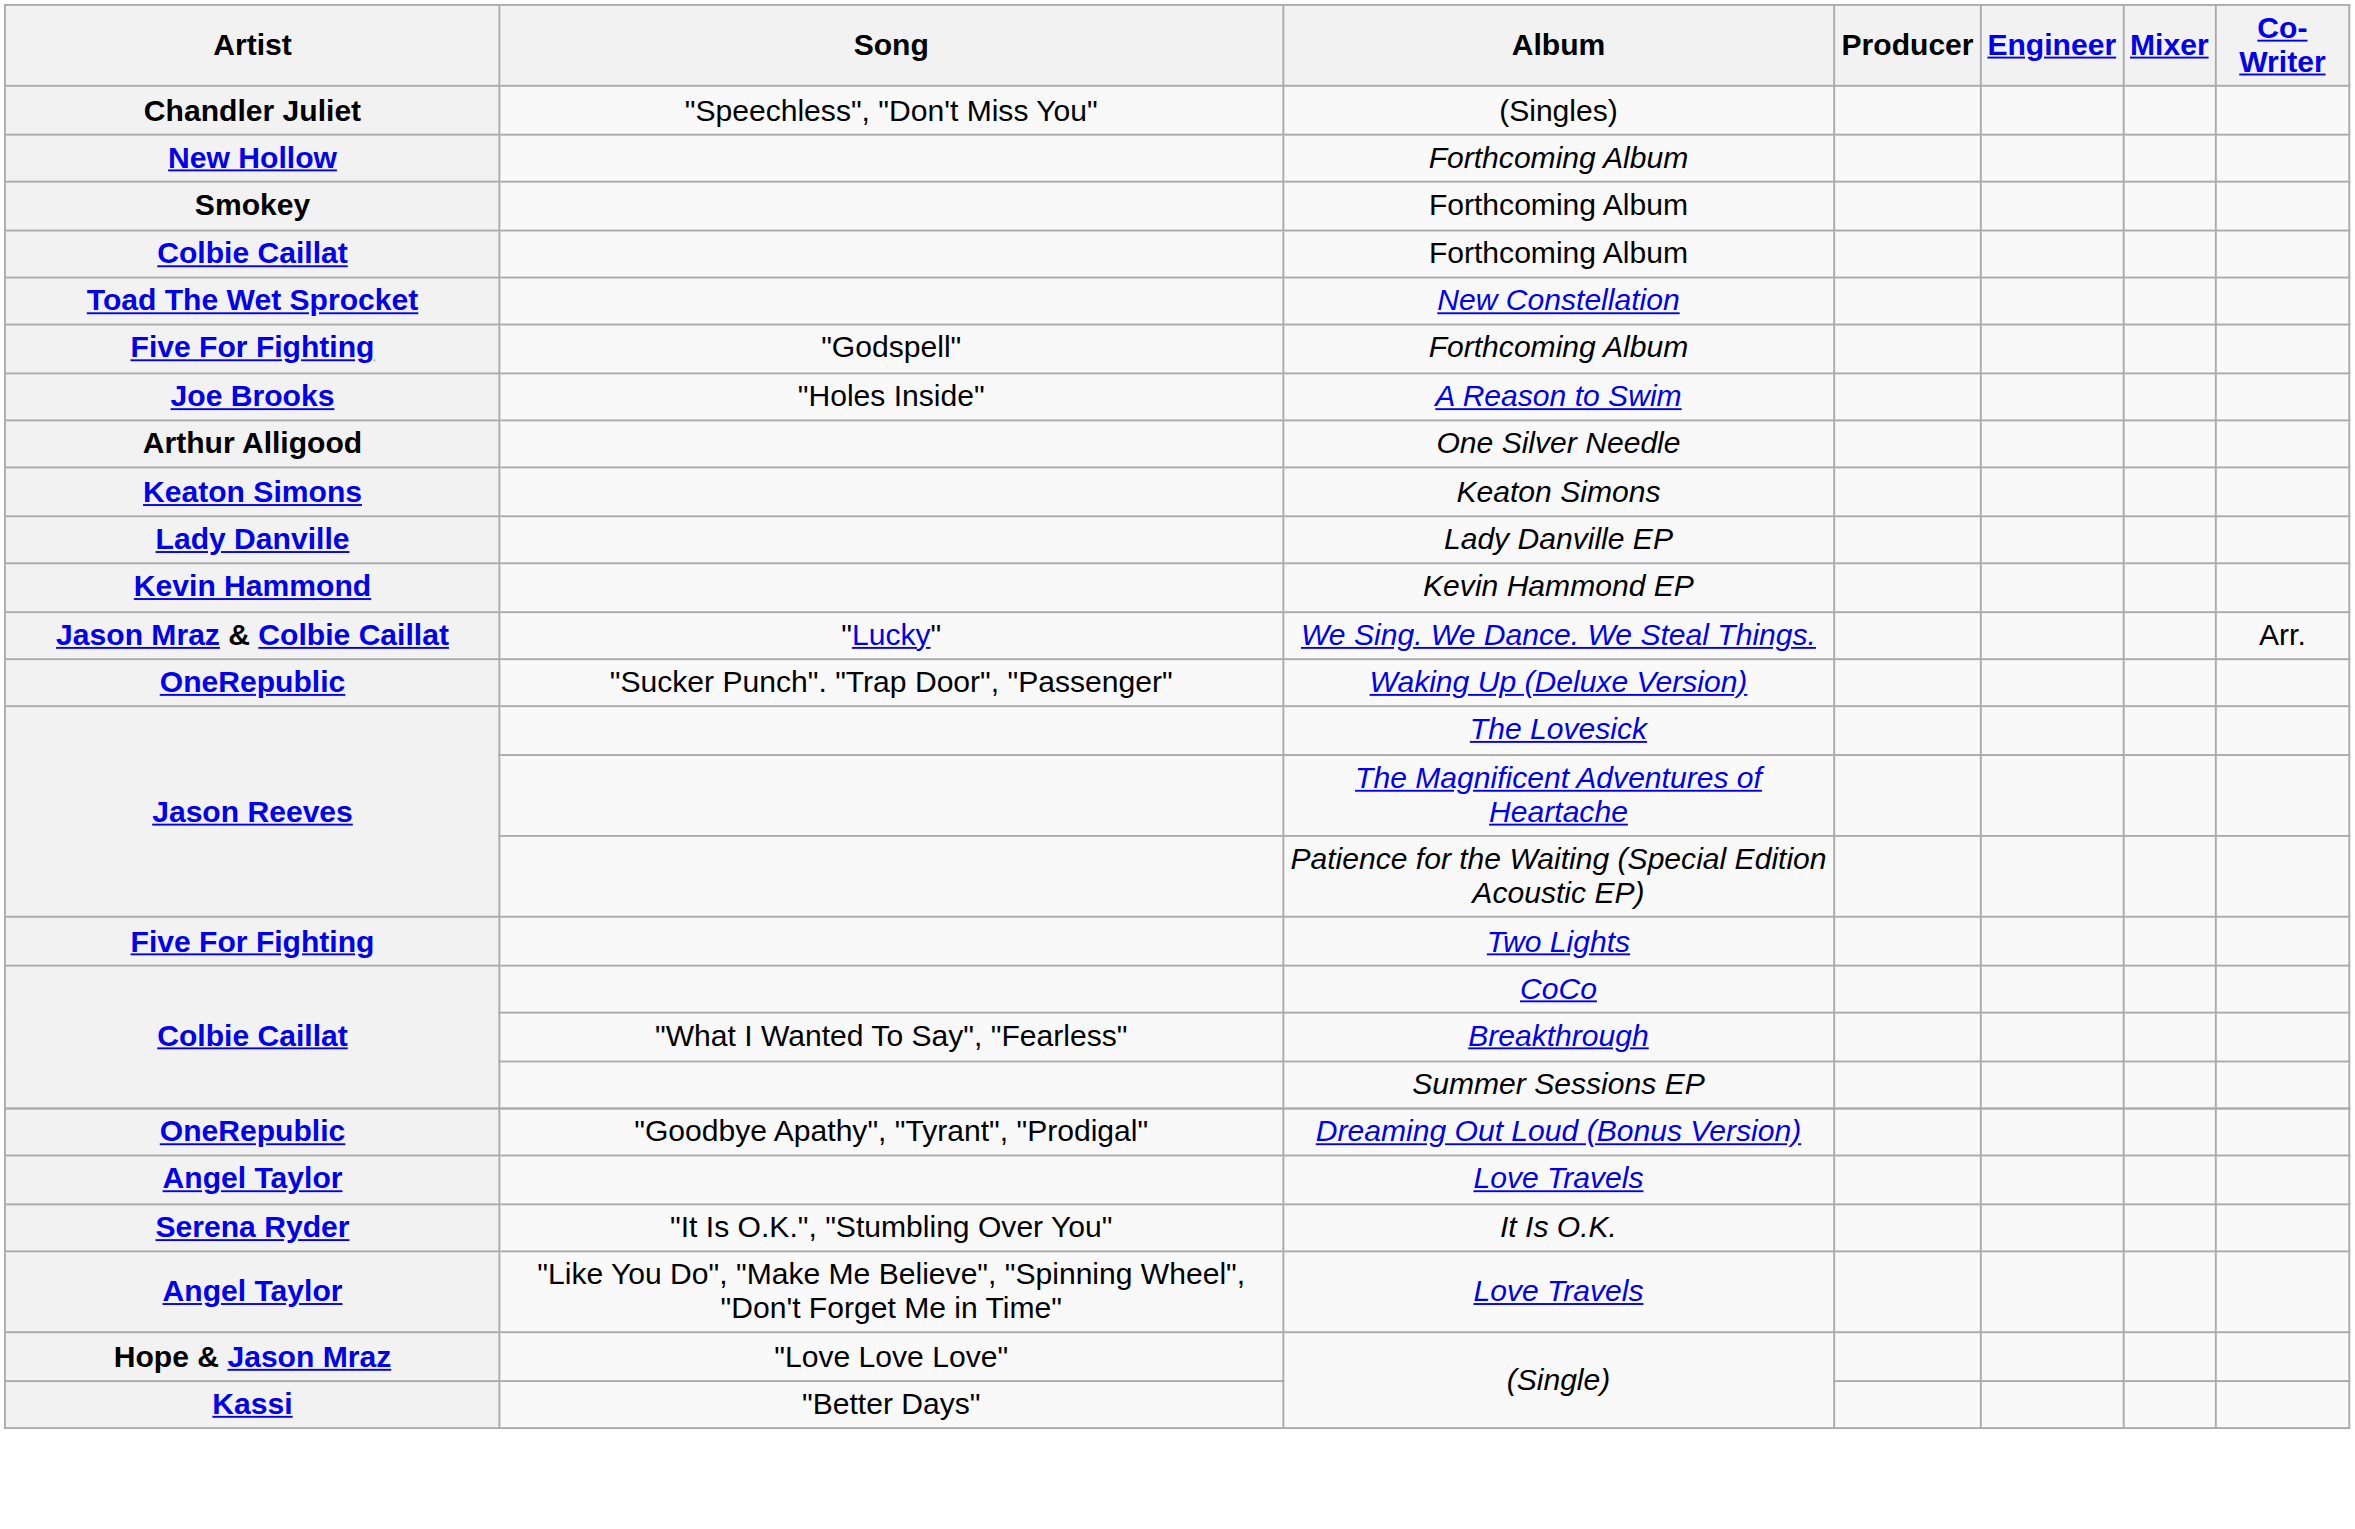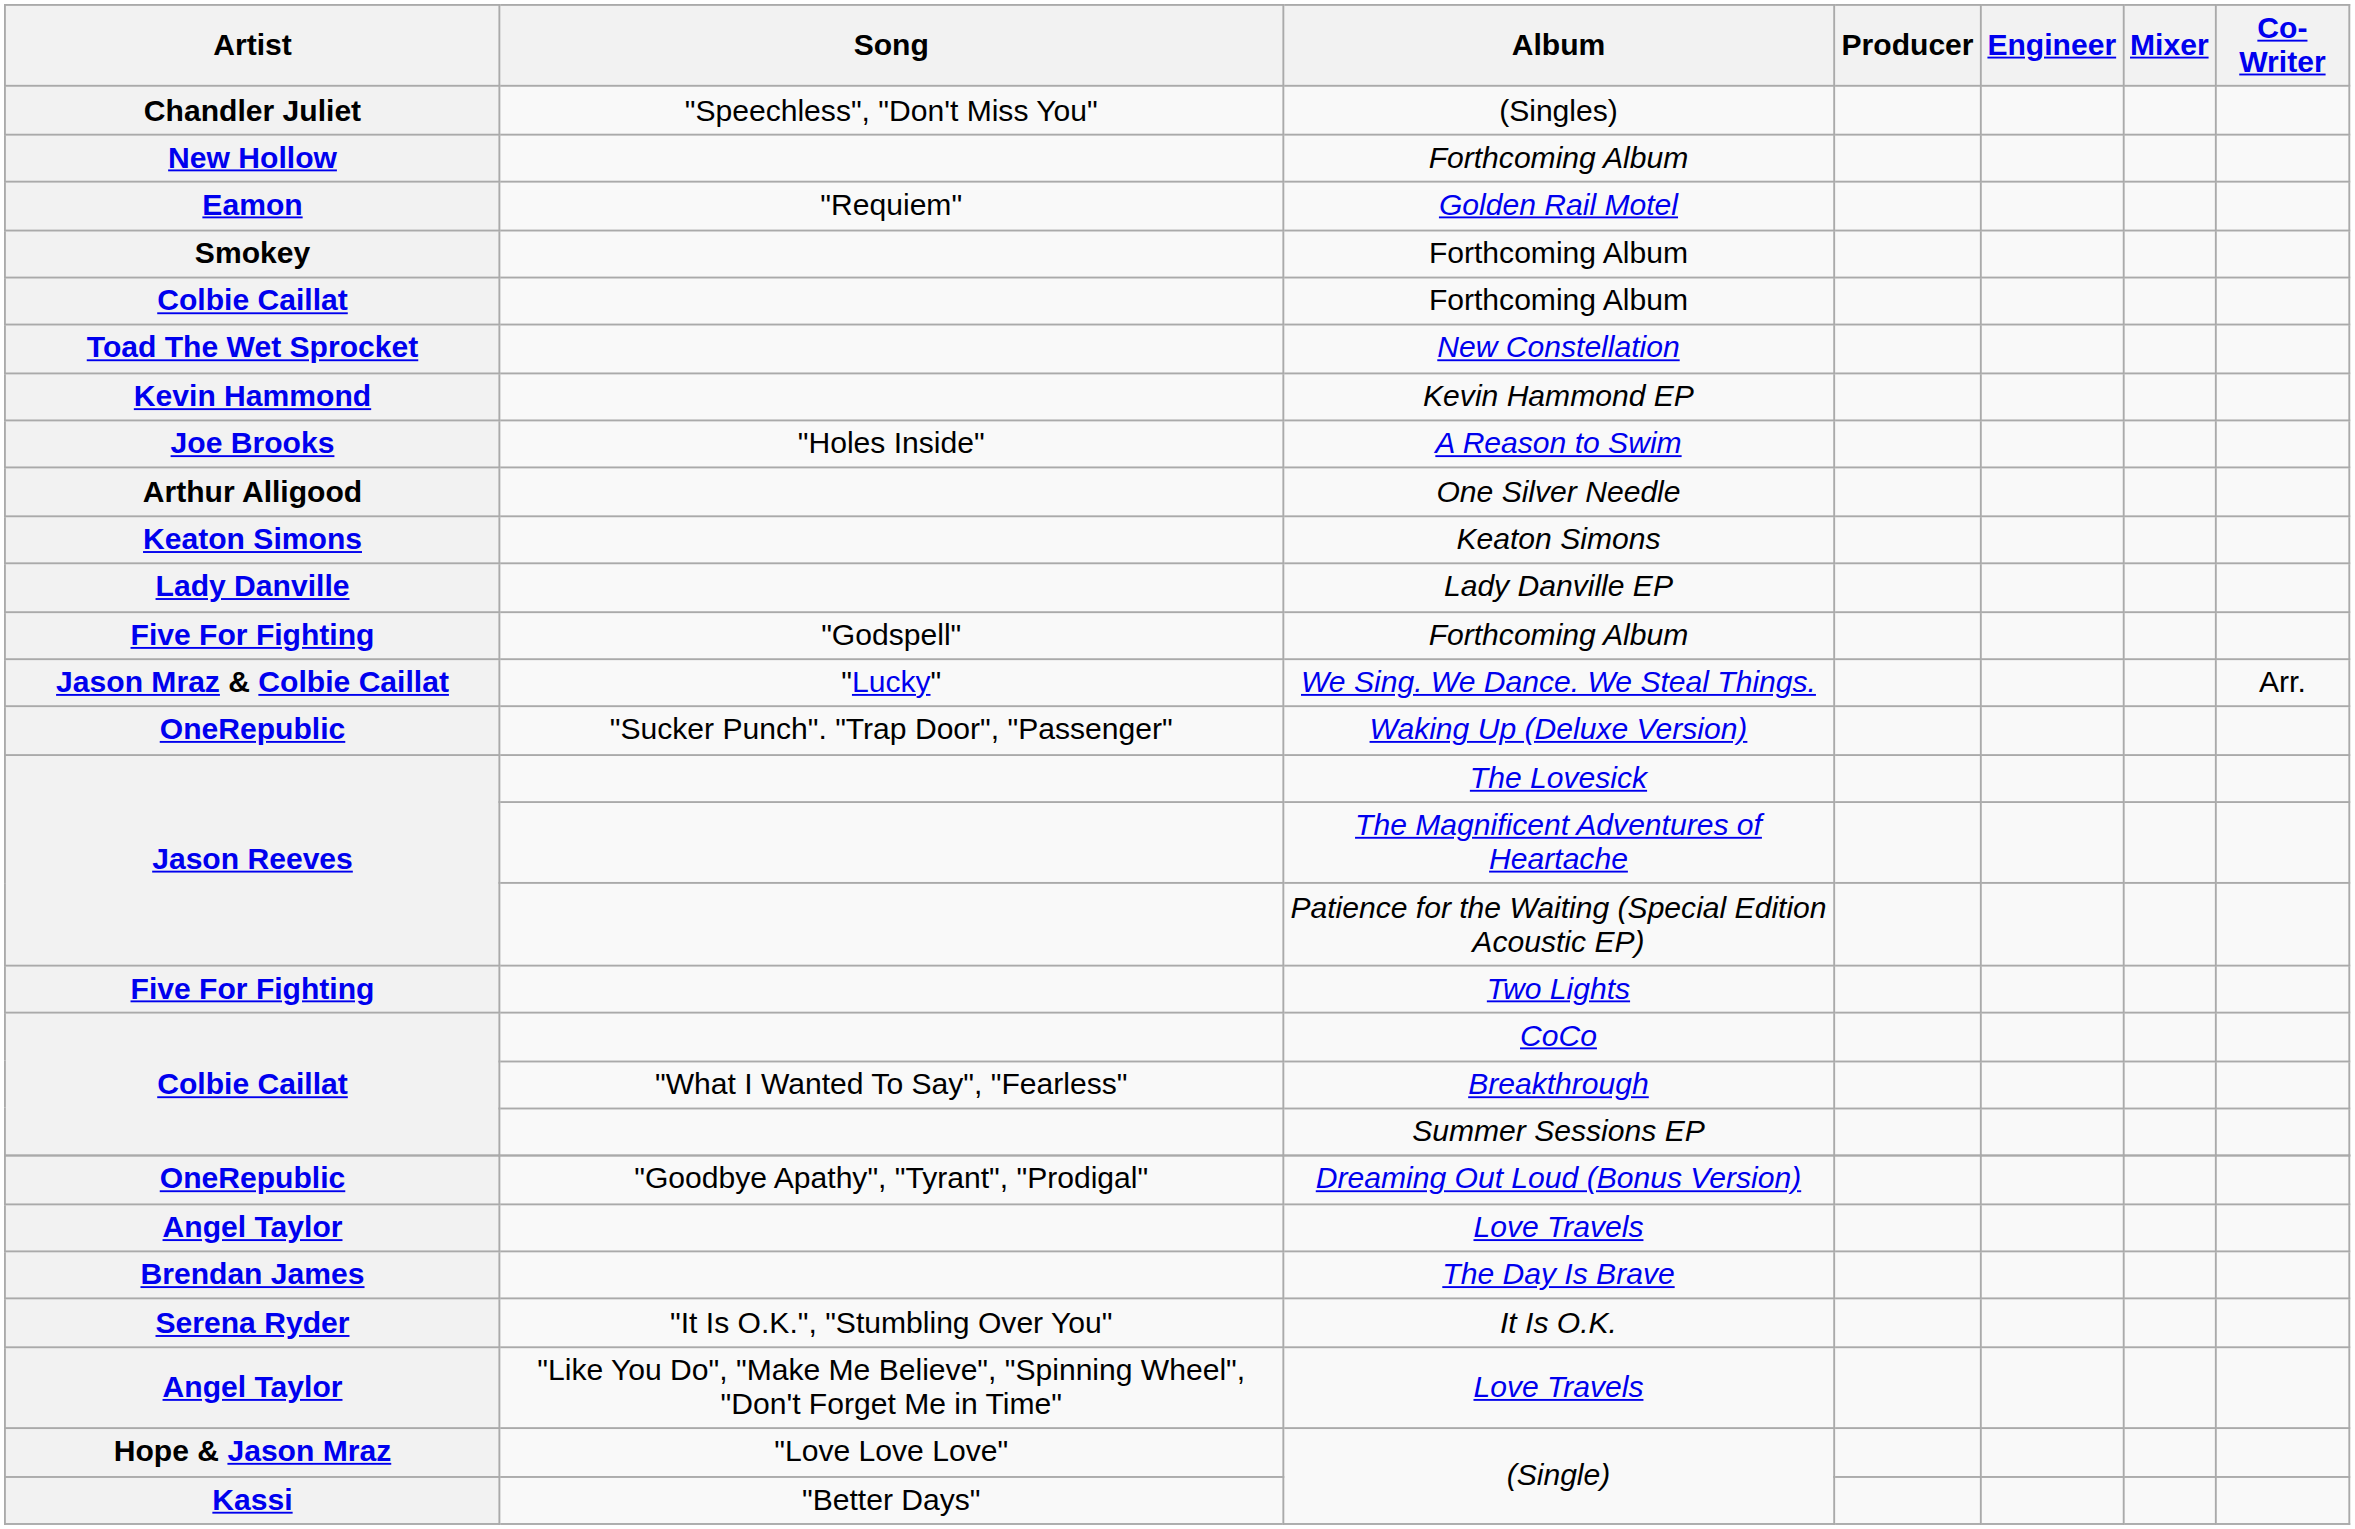+ row: (253, 205)
rows swapped: (252, 348) <-> (253, 586)
+ row: (252, 1274)
